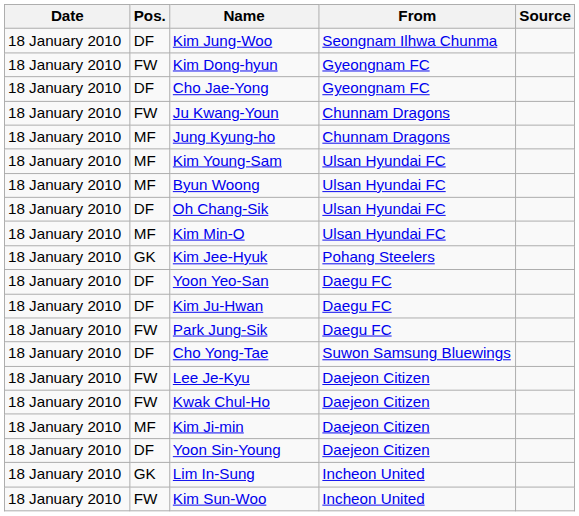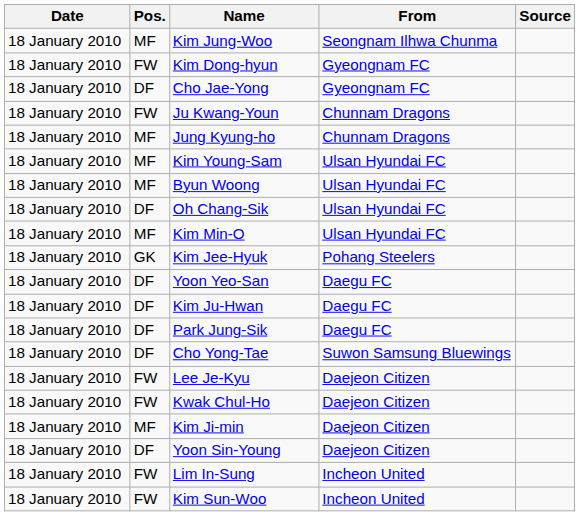(144, 40) DF -> (145, 40) MF
(146, 329) FW -> (144, 329) DF
(145, 474) GK -> (146, 474) FW
